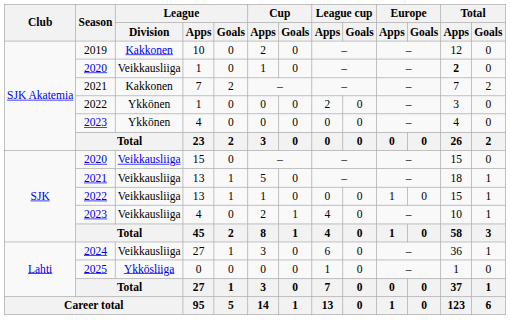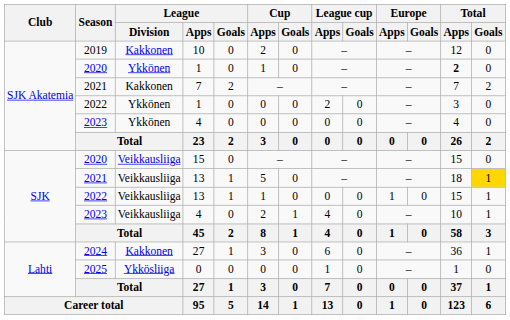(149, 68) Veikkausliiga -> (149, 68) Ykkönen
(488, 178) no background -> (488, 178) gold background
(149, 251) Veikkausliiga -> (149, 251) Kakkonen
